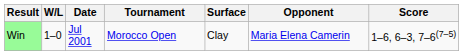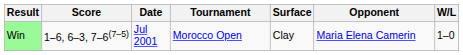columns swapped: (54, 12) <-> (414, 12)
